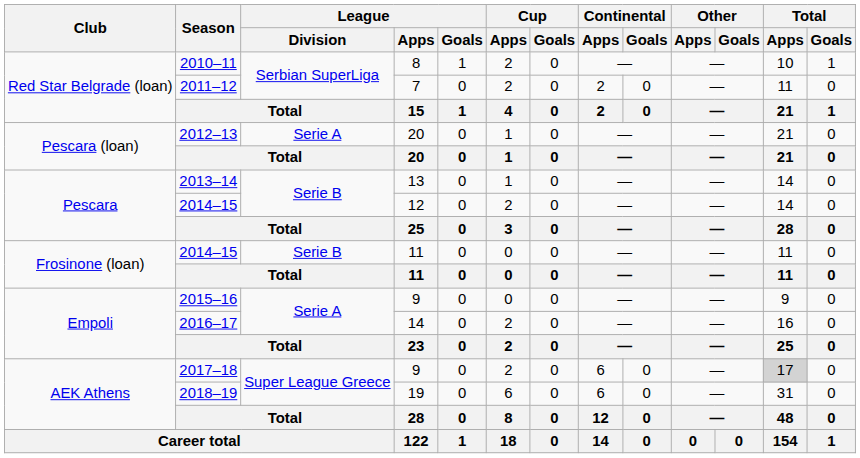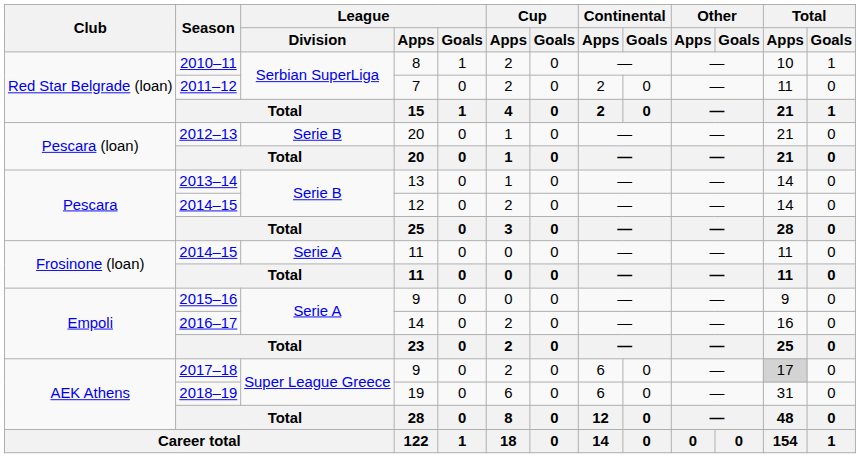(317, 134) Serie A -> (317, 134) Serie B
(317, 252) Serie B -> (317, 252) Serie A
